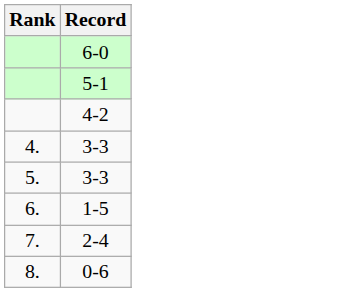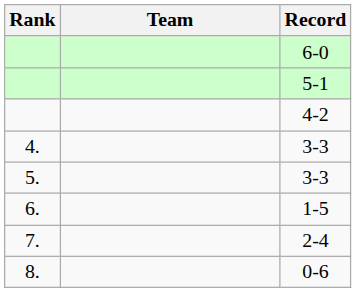+ column: (170, 20)
